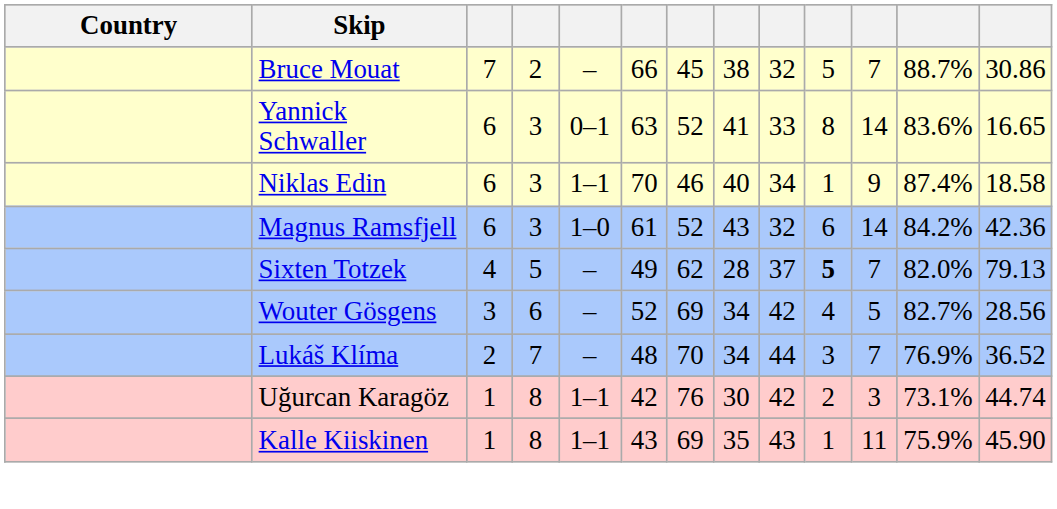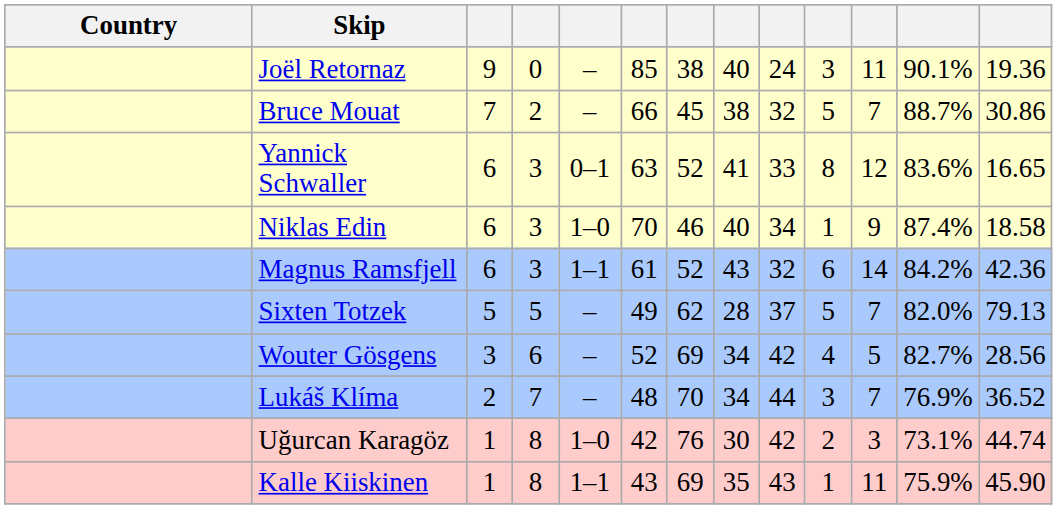+ row: (332, 68)
(874, 126) 14 -> (874, 168) 12
(590, 183) 1–1 -> (590, 226) 1–0
(590, 226) 1–0 -> (590, 269) 1–1
(489, 269) 4 -> (489, 311) 5
(828, 269) bold -> (828, 311) normal
(590, 397) 1–1 -> (590, 439) 1–0
